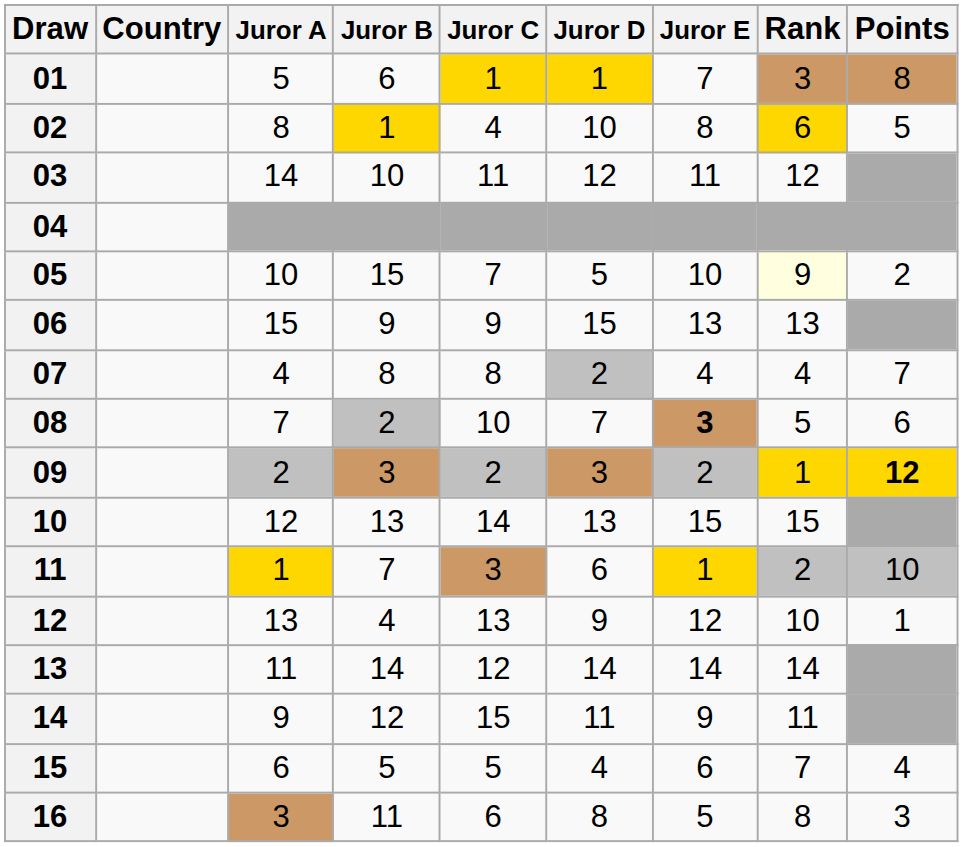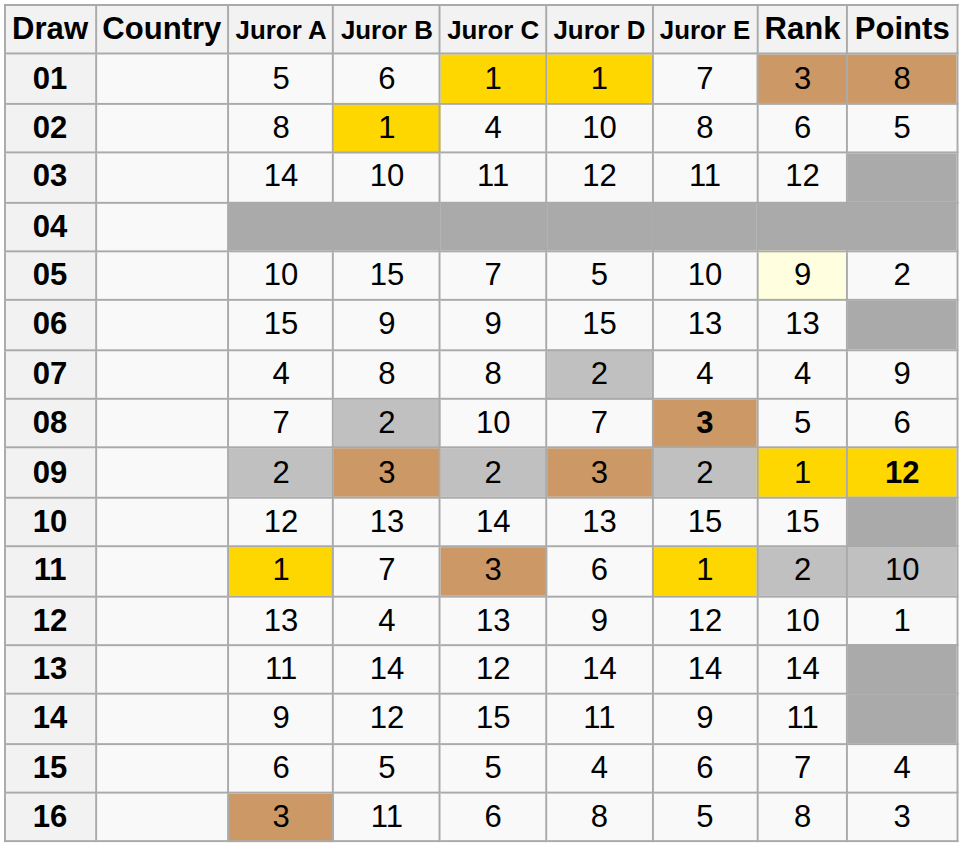(803, 127) gold background -> (803, 127) no background
(902, 373) 7 -> (902, 373) 9
